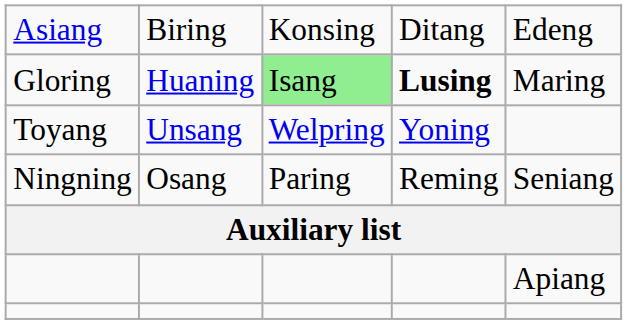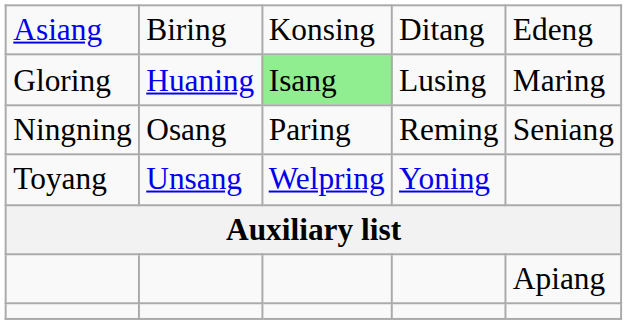(445, 79) bold -> (443, 79) normal
rows swapped: (73, 178) <-> (60, 129)
